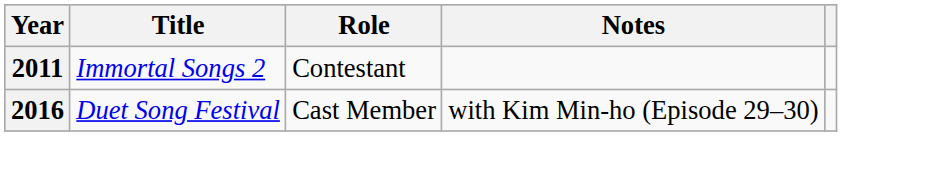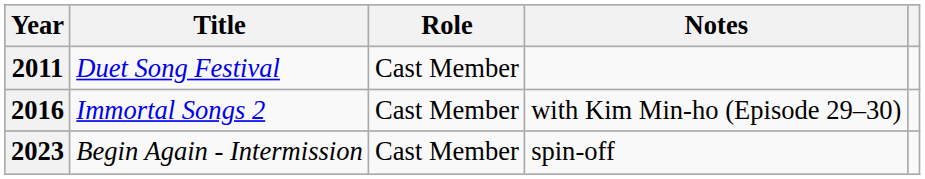(171, 67) Immortal Songs 2 -> (178, 67) Duet Song Festival
(349, 67) Contestant -> (447, 67) Cast Member
(178, 109) Duet Song Festival -> (171, 109) Immortal Songs 2
+ row: (38, 151)
